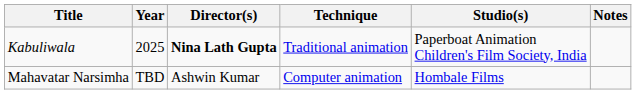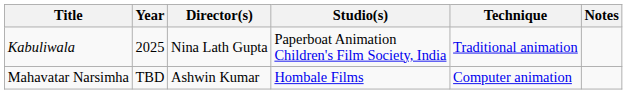columns swapped: (501, 15) <-> (346, 15)
(224, 46) bold -> (219, 46) normal
